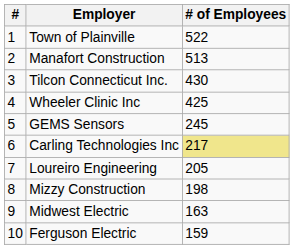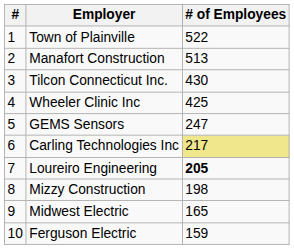(197, 124) 245 -> (197, 124) 247
(197, 168) normal -> (197, 168) bold
(197, 211) 163 -> (197, 211) 165
